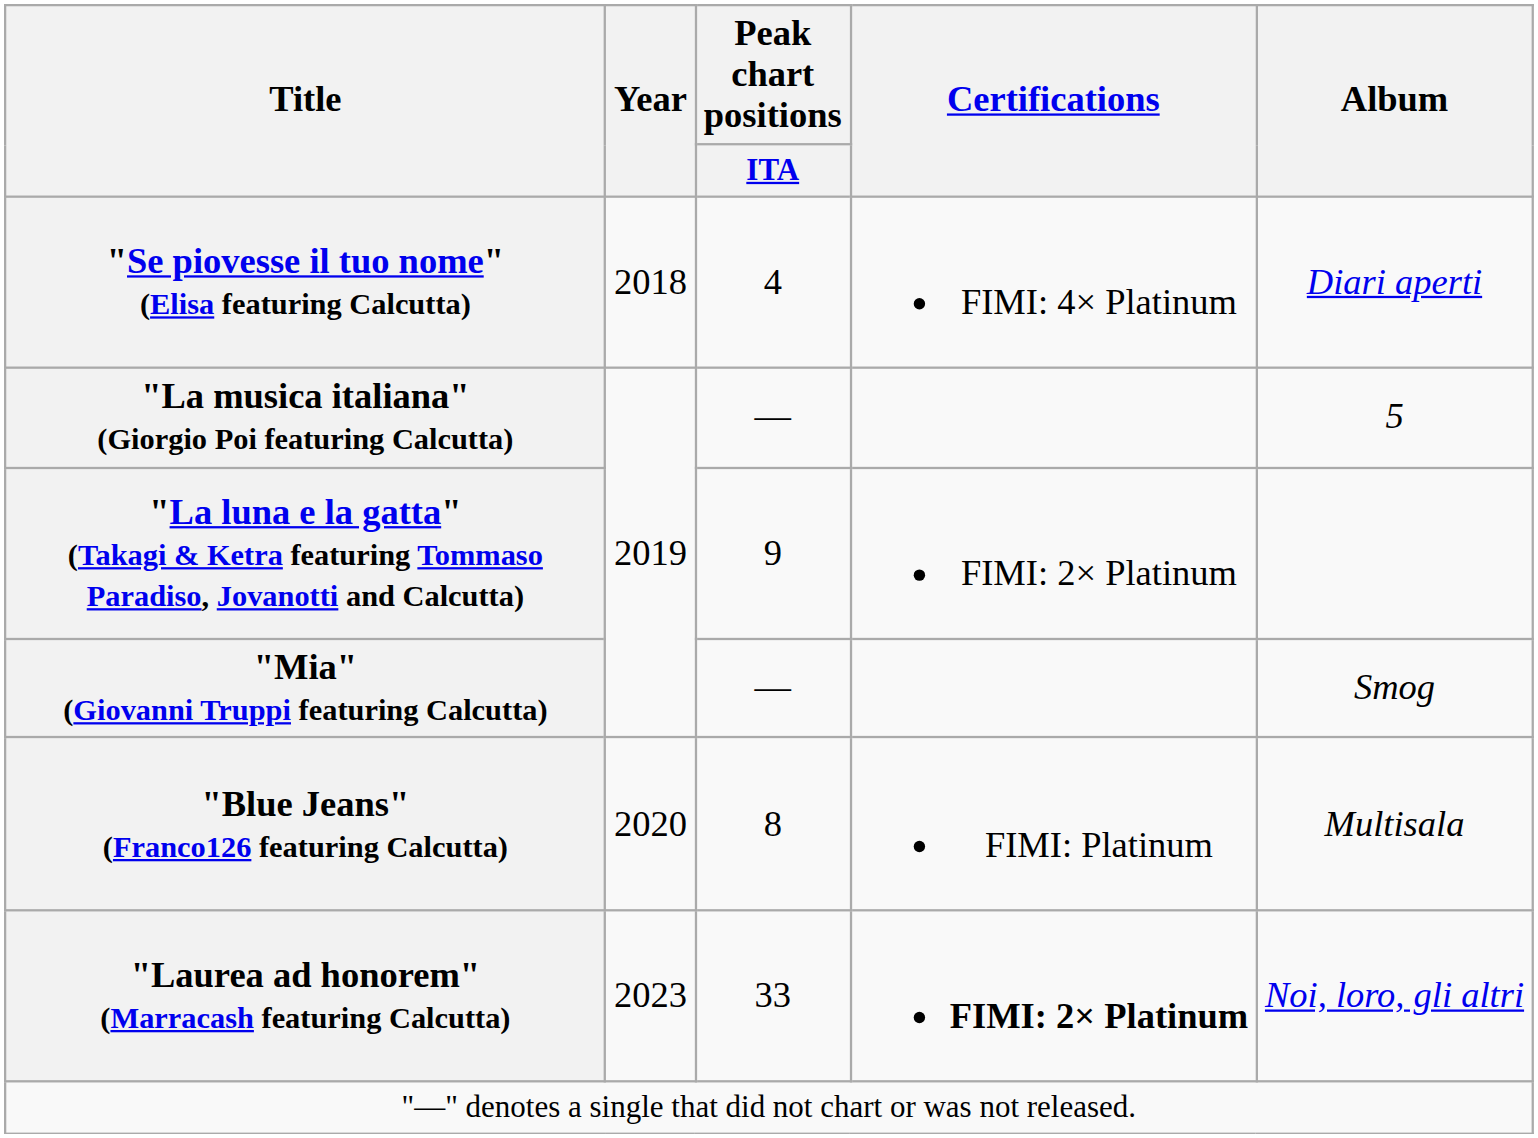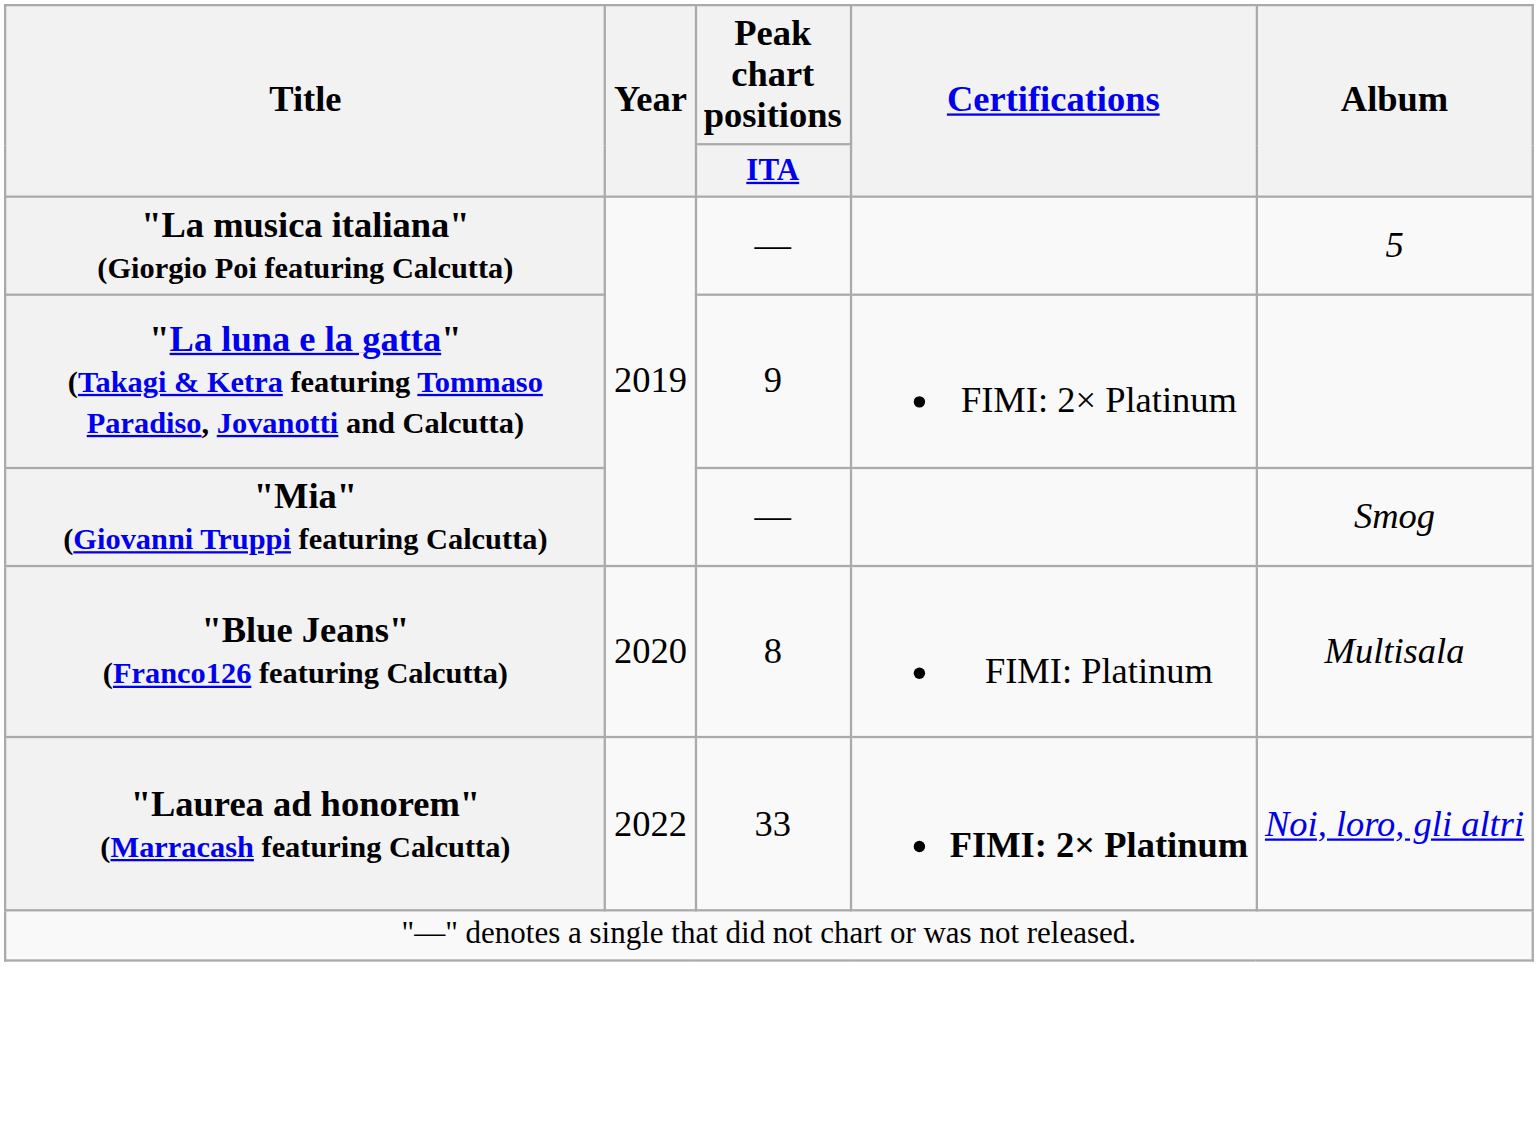- row: (305, 281)
(651, 994) 2023 -> (651, 823) 2022
